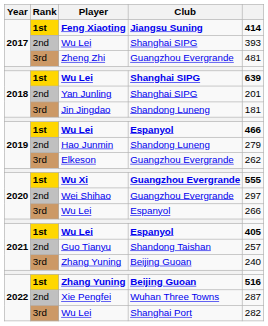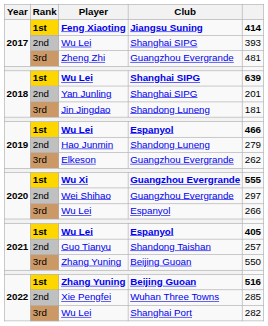(253, 262) 240 -> (253, 262) 550
(253, 297) 287 -> (253, 297) 285
